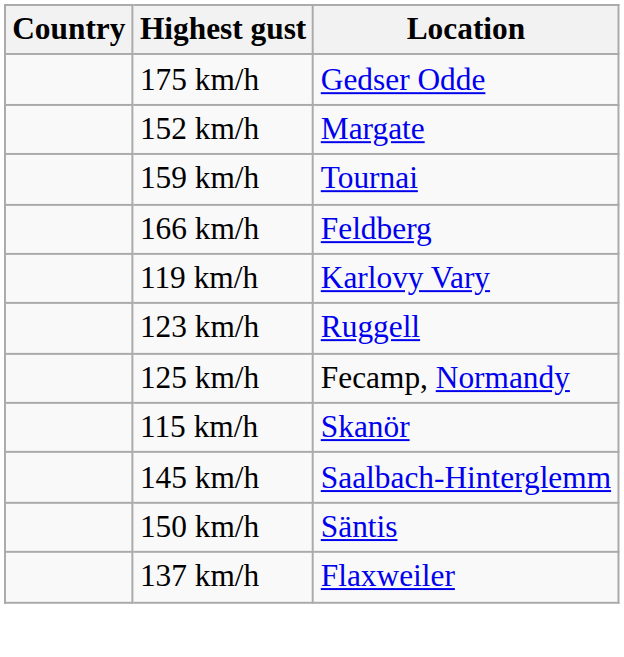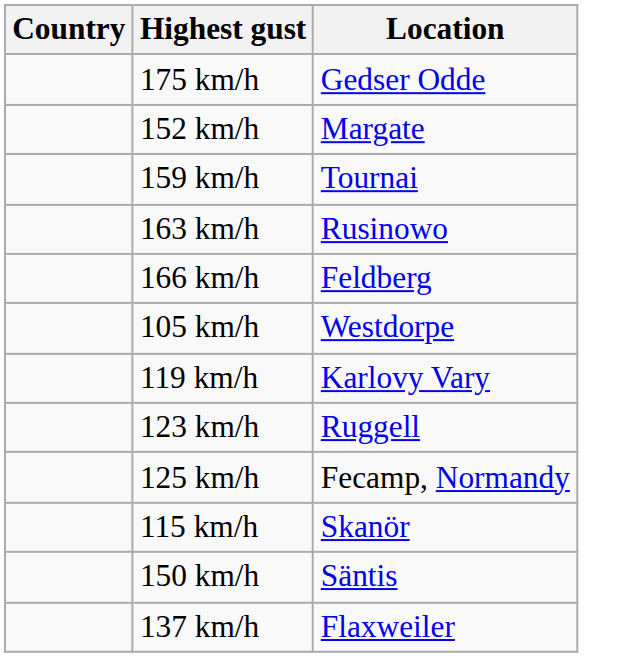+ row: (200, 228)
+ row: (200, 327)
- row: (200, 476)
